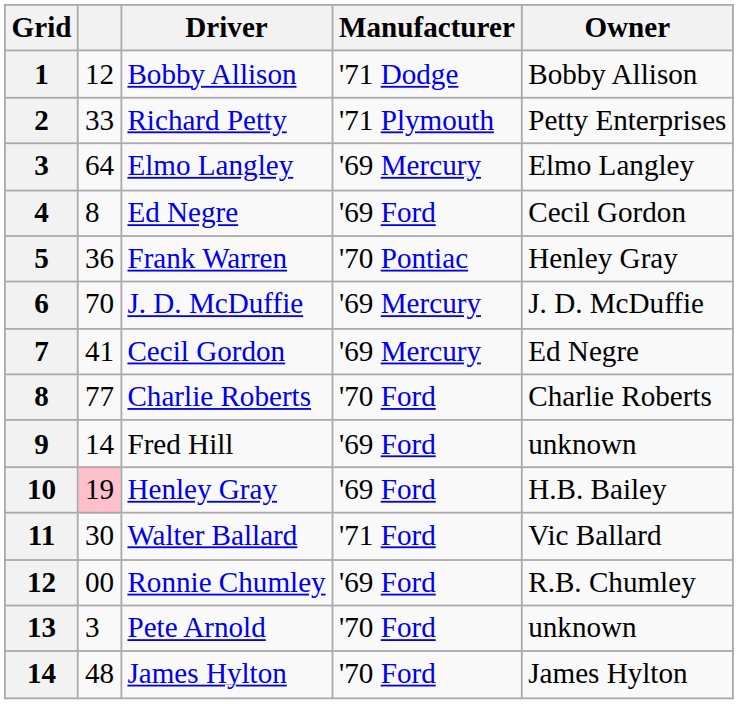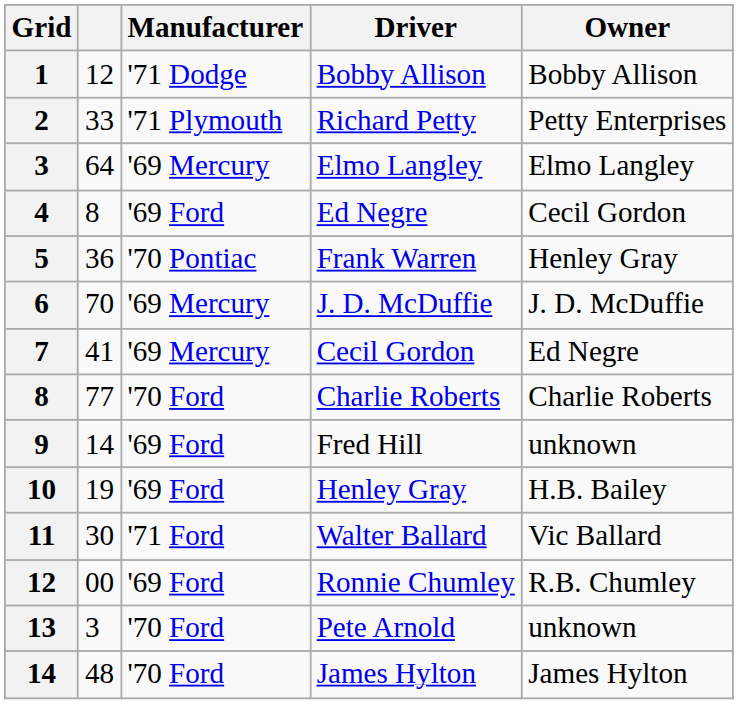columns swapped: (227, 27) <-> (427, 27)
(99, 489) pink background -> (99, 489) no background
